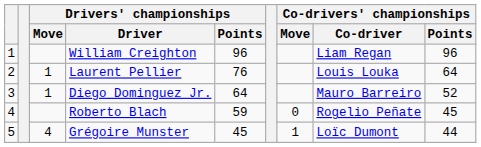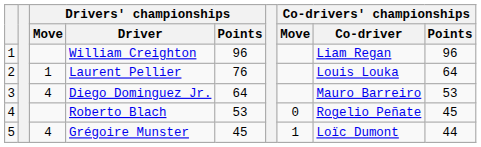(48, 93) 1 -> (48, 93) 4
(450, 93) 52 -> (450, 93) 53
(240, 113) 59 -> (240, 113) 53
